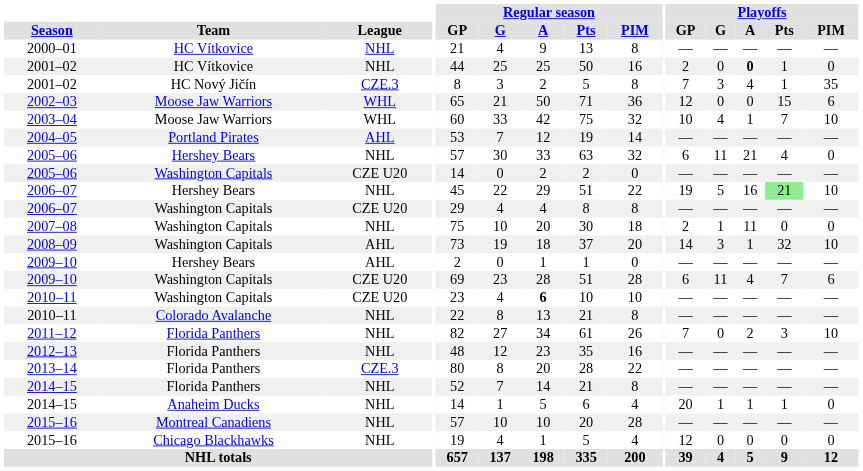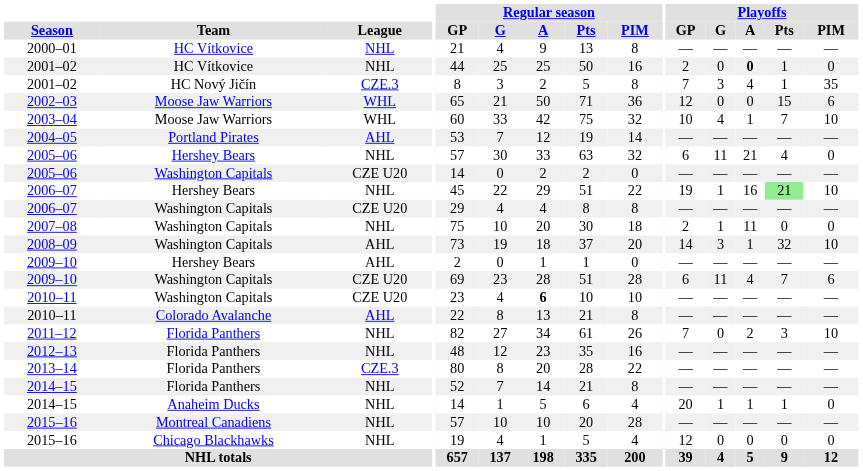(720, 190) 5 -> (720, 190) 1
(380, 315) NHL -> (380, 315) AHL
